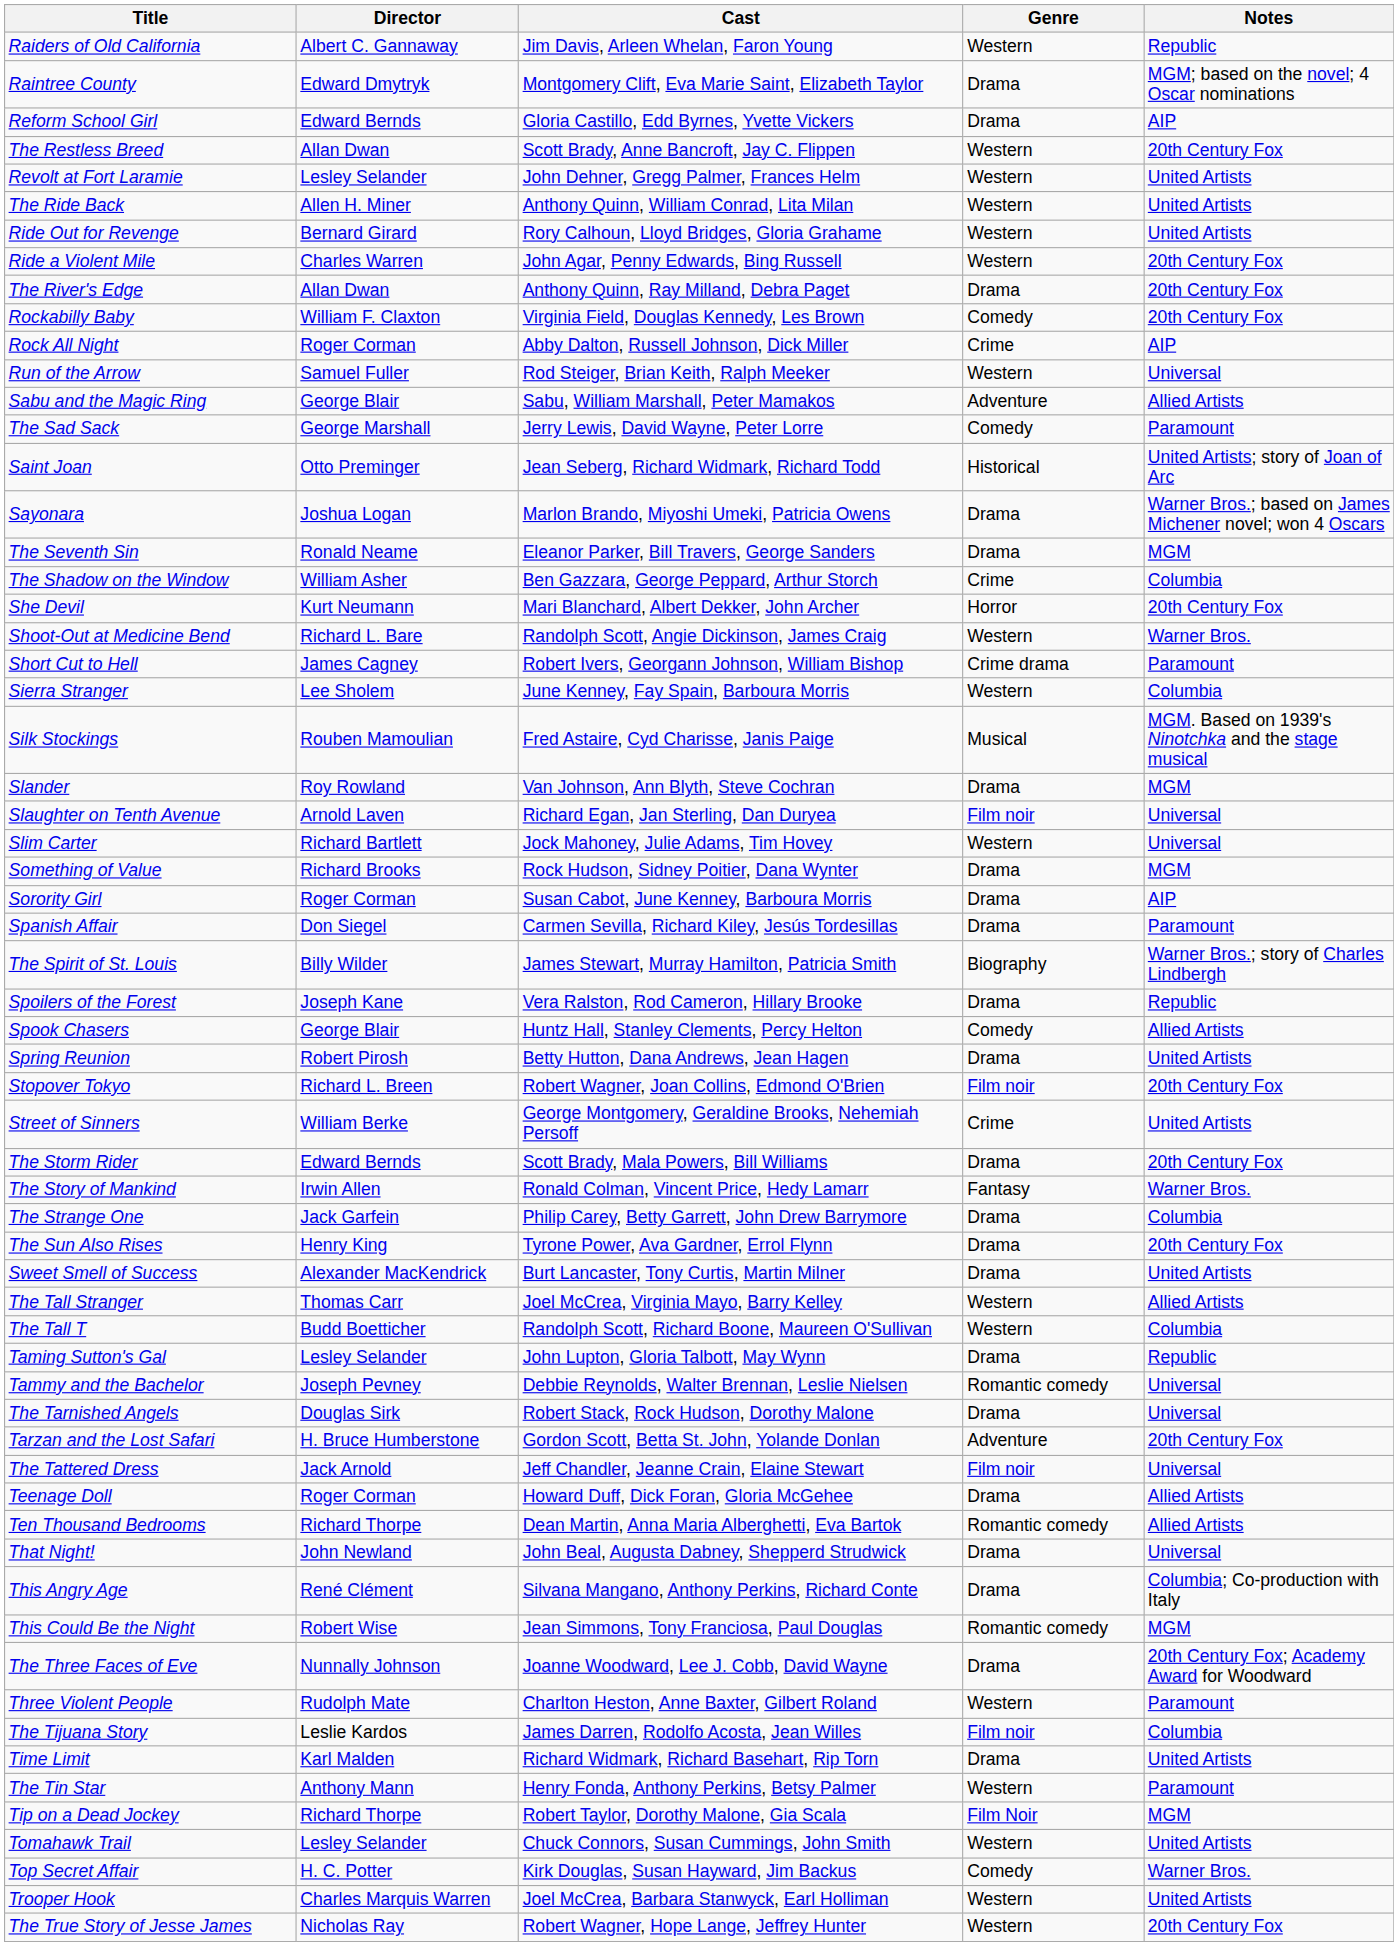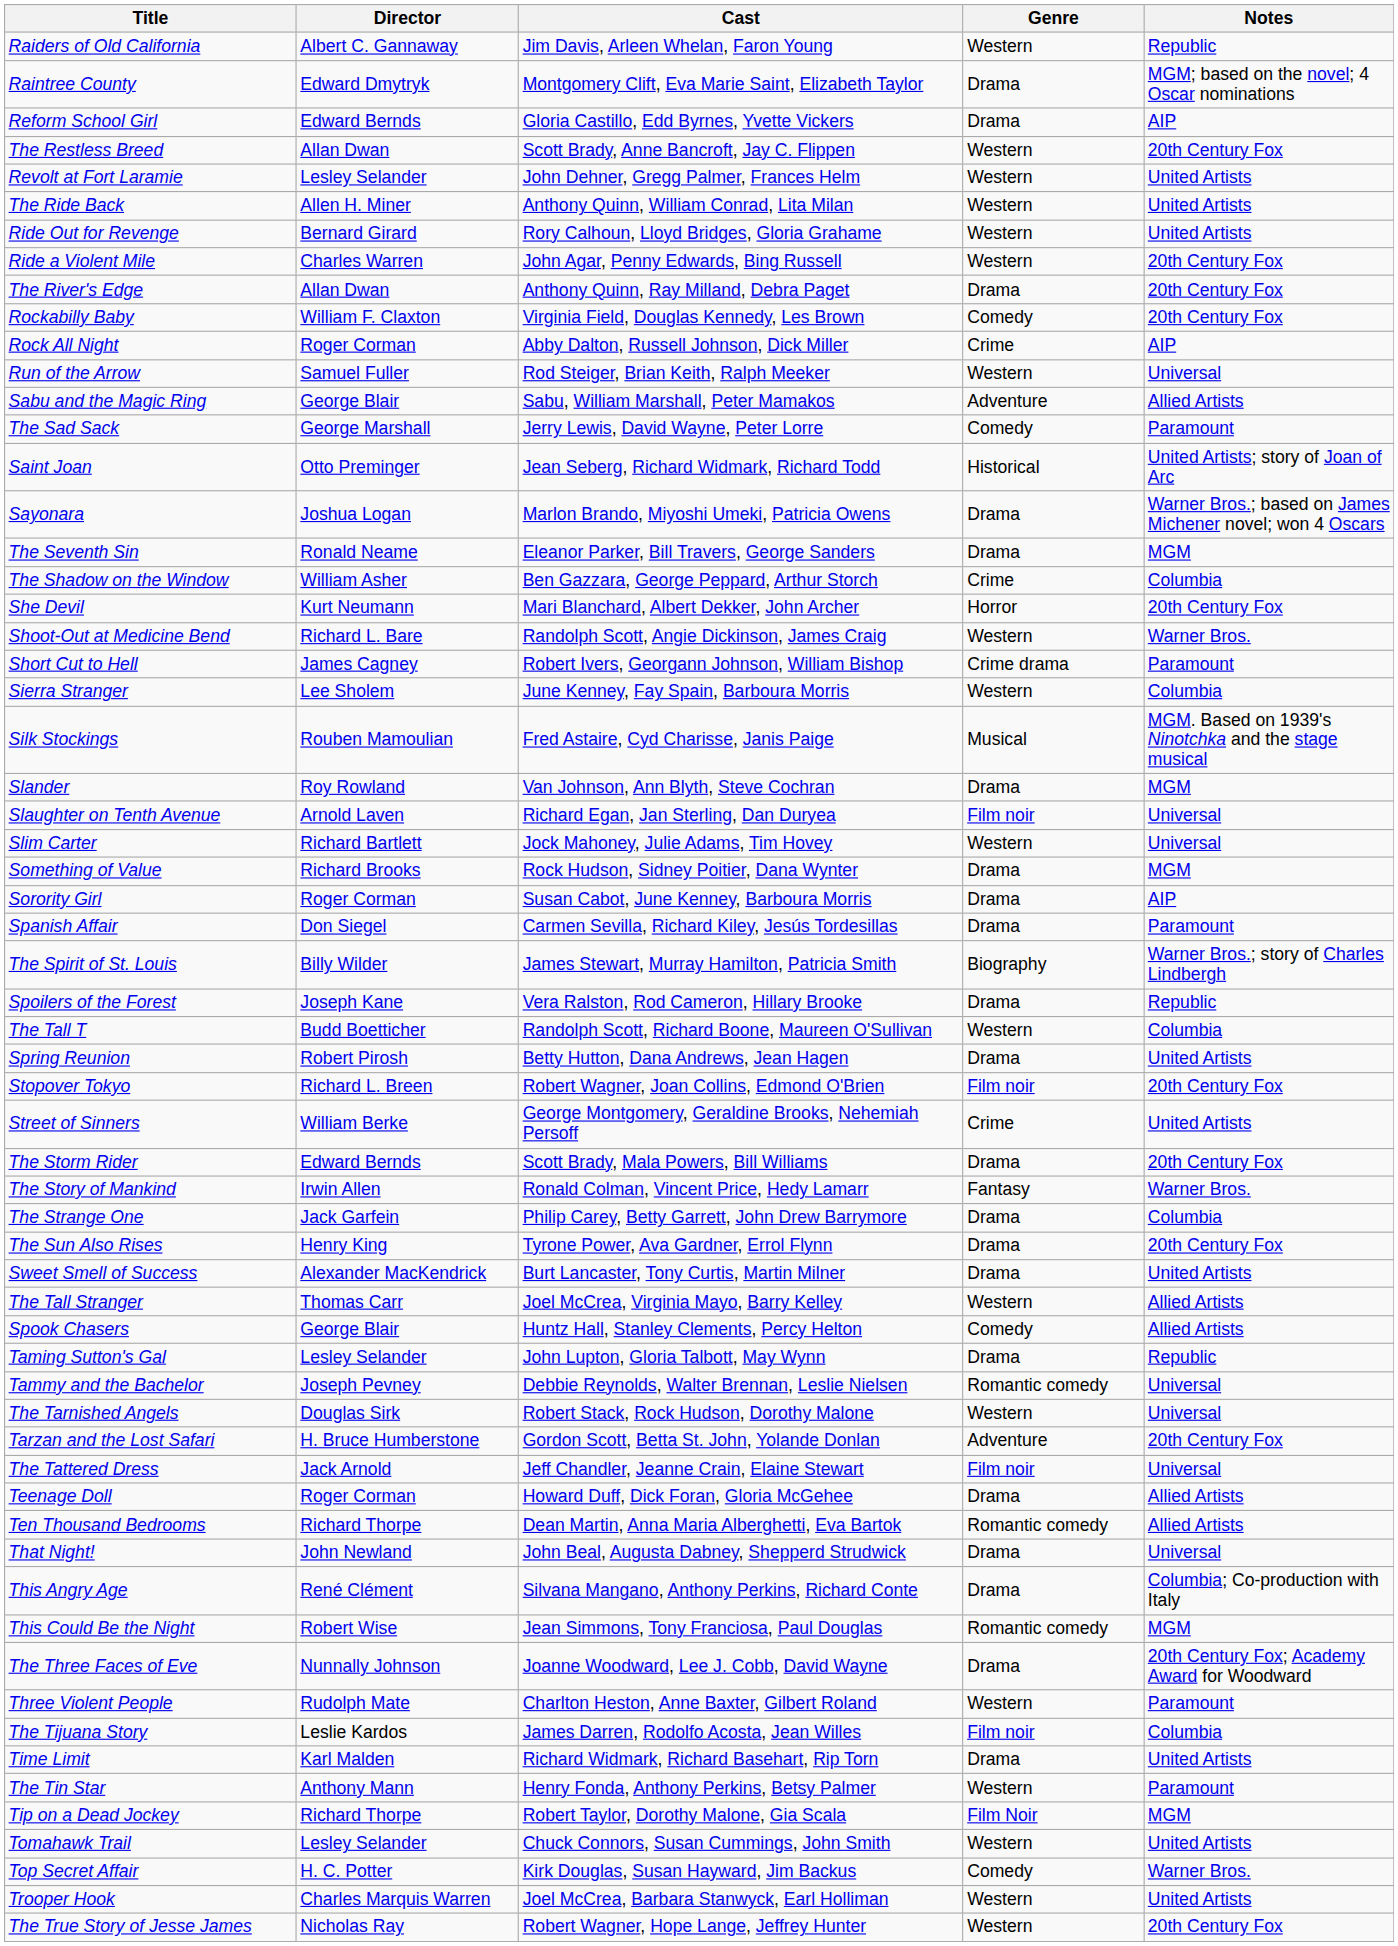rows swapped: (69, 1030) <-> (47, 1329)
(994, 1413) Drama -> (1000, 1413) Western
